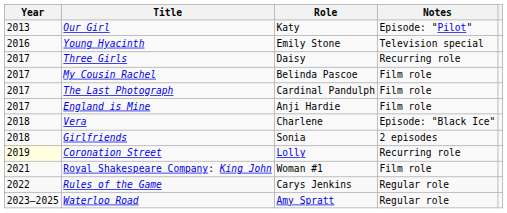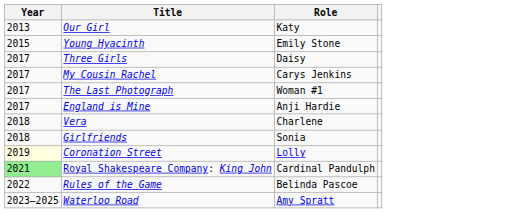- column: (437, 12)
(18, 44) 2016 -> (18, 44) 2015
(317, 75) Belinda Pascoe -> (314, 75) Carys Jenkins
(326, 91) Cardinal Pandulph -> (300, 91) Woman #1
(18, 169) no background -> (18, 169) lightgreen background
(300, 169) Woman #1 -> (326, 169) Cardinal Pandulph
(314, 185) Carys Jenkins -> (317, 185) Belinda Pascoe
